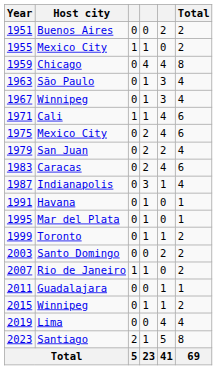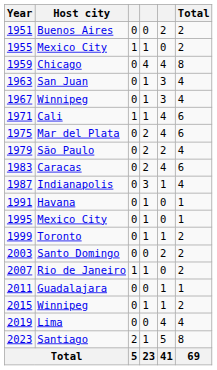(66, 82) São Paulo -> (63, 82) San Juan
(72, 133) Mexico City -> (78, 133) Mar del Plata
(63, 150) San Juan -> (66, 150) São Paulo
(78, 219) Mar del Plata -> (72, 219) Mexico City
